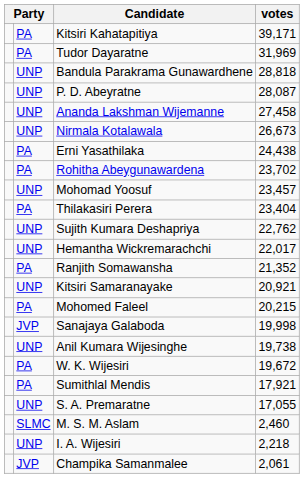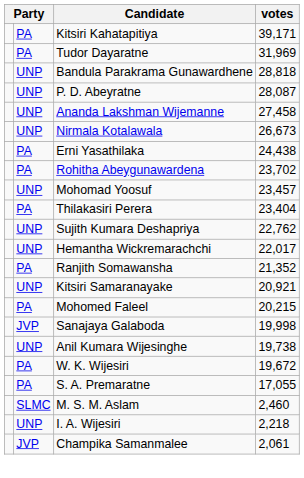- row: (103, 385)
(29, 405) UNP -> (24, 385) PA
